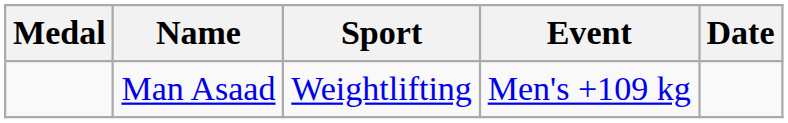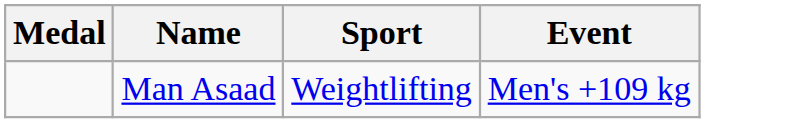- column: (741, 32)
